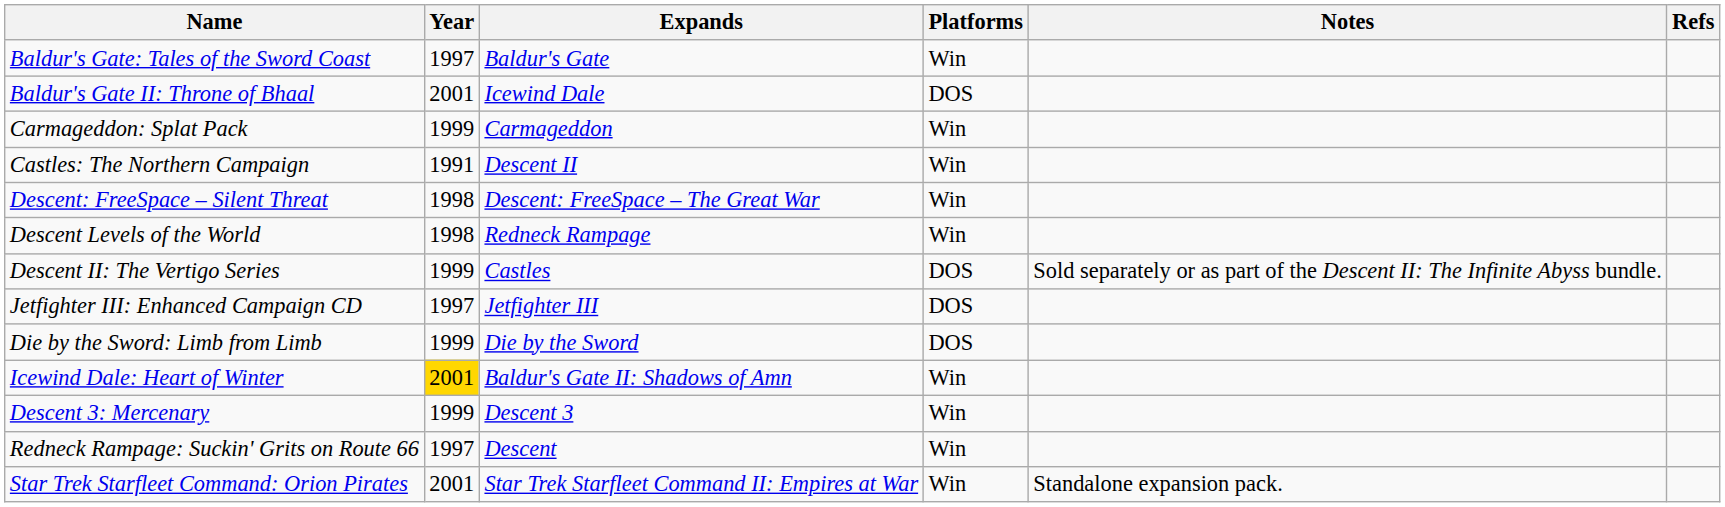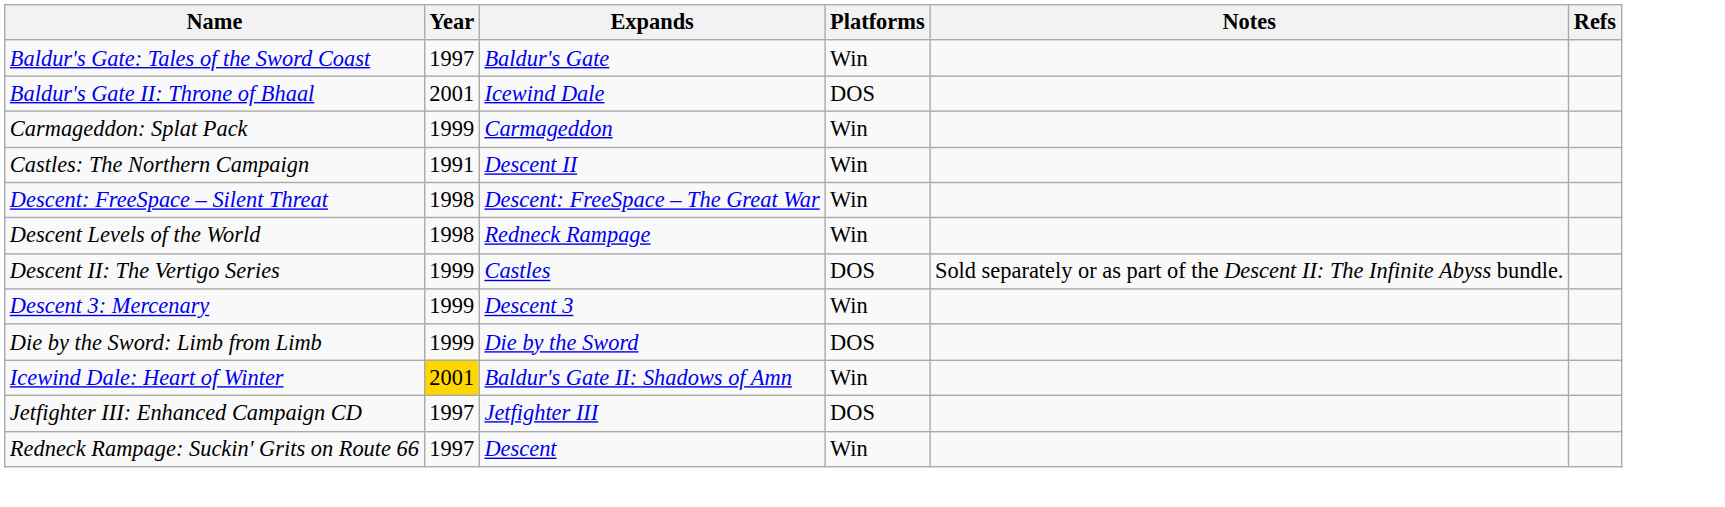rows swapped: (110, 413) <-> (186, 306)
- row: (209, 484)
